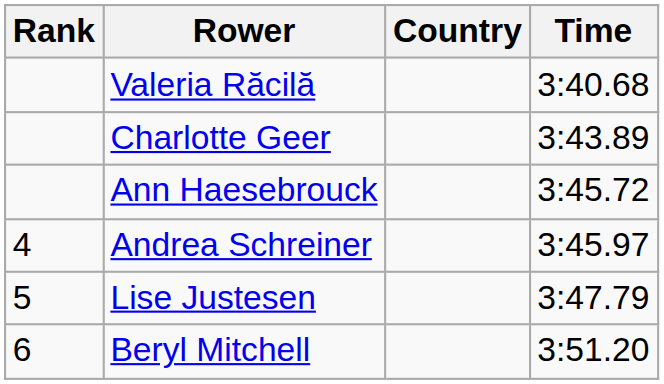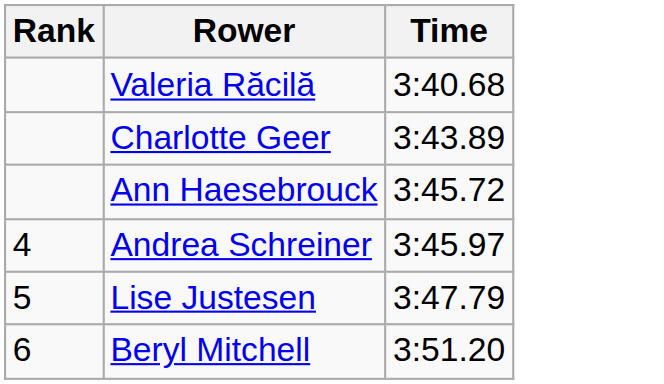- column: (457, 31)
